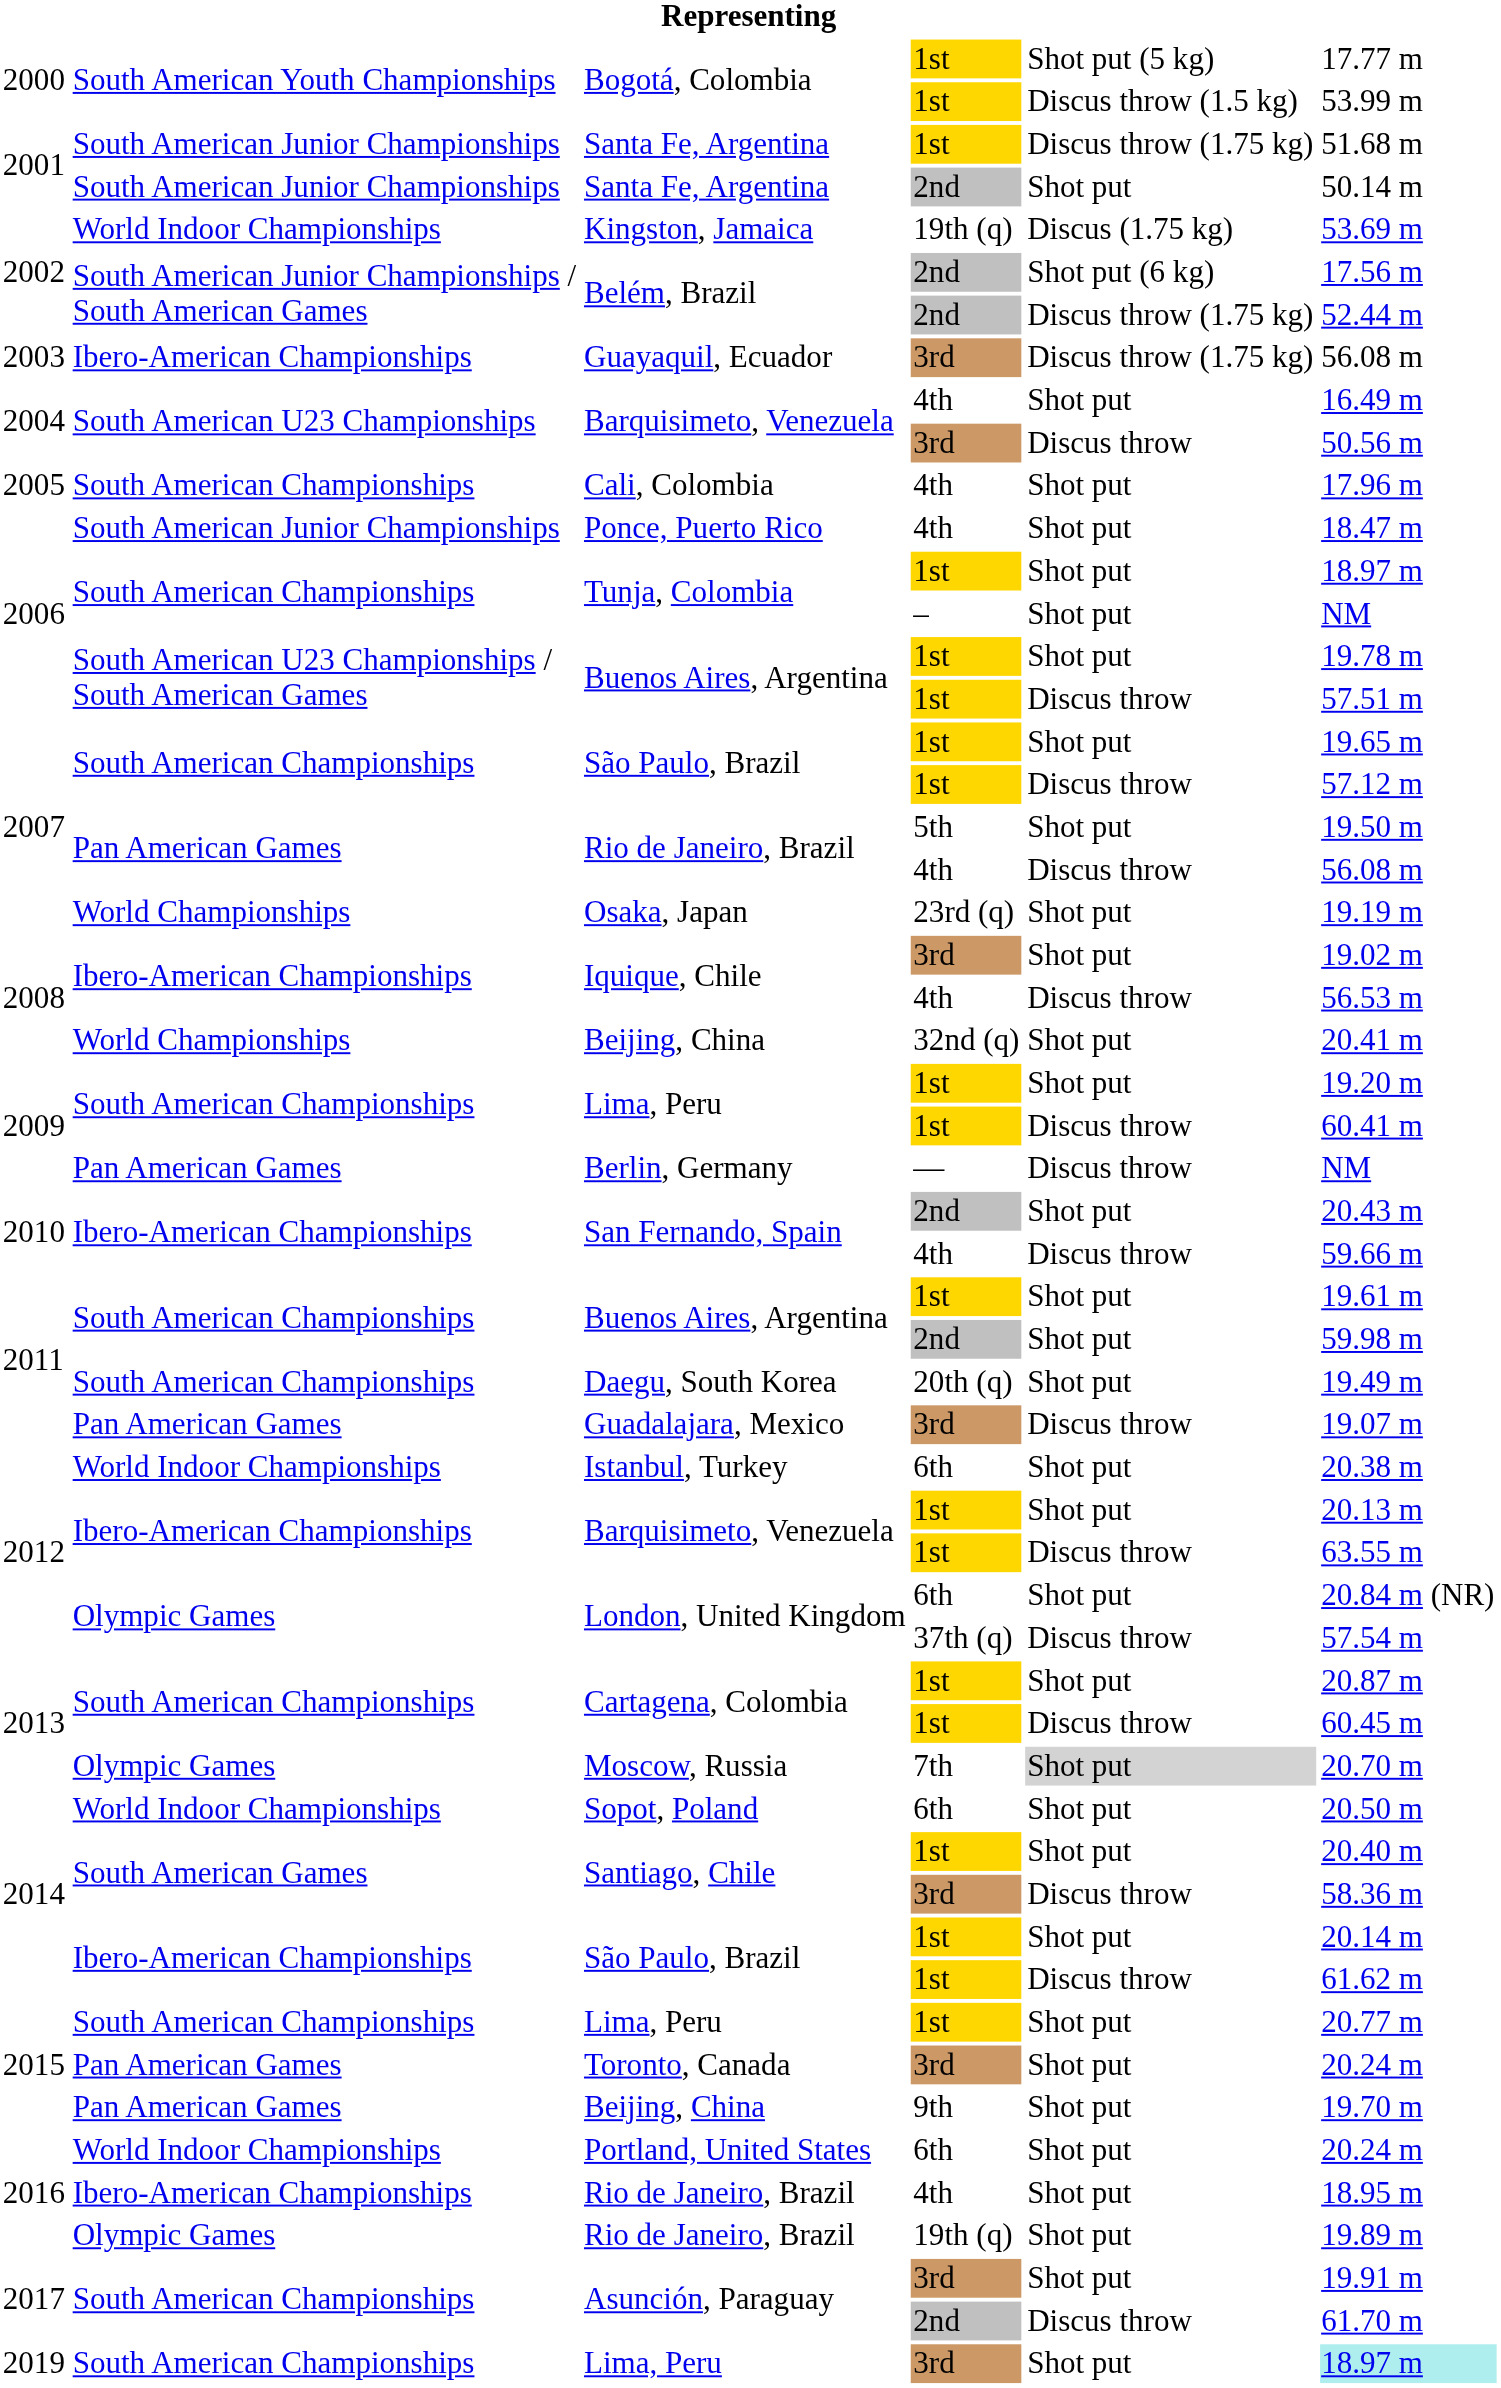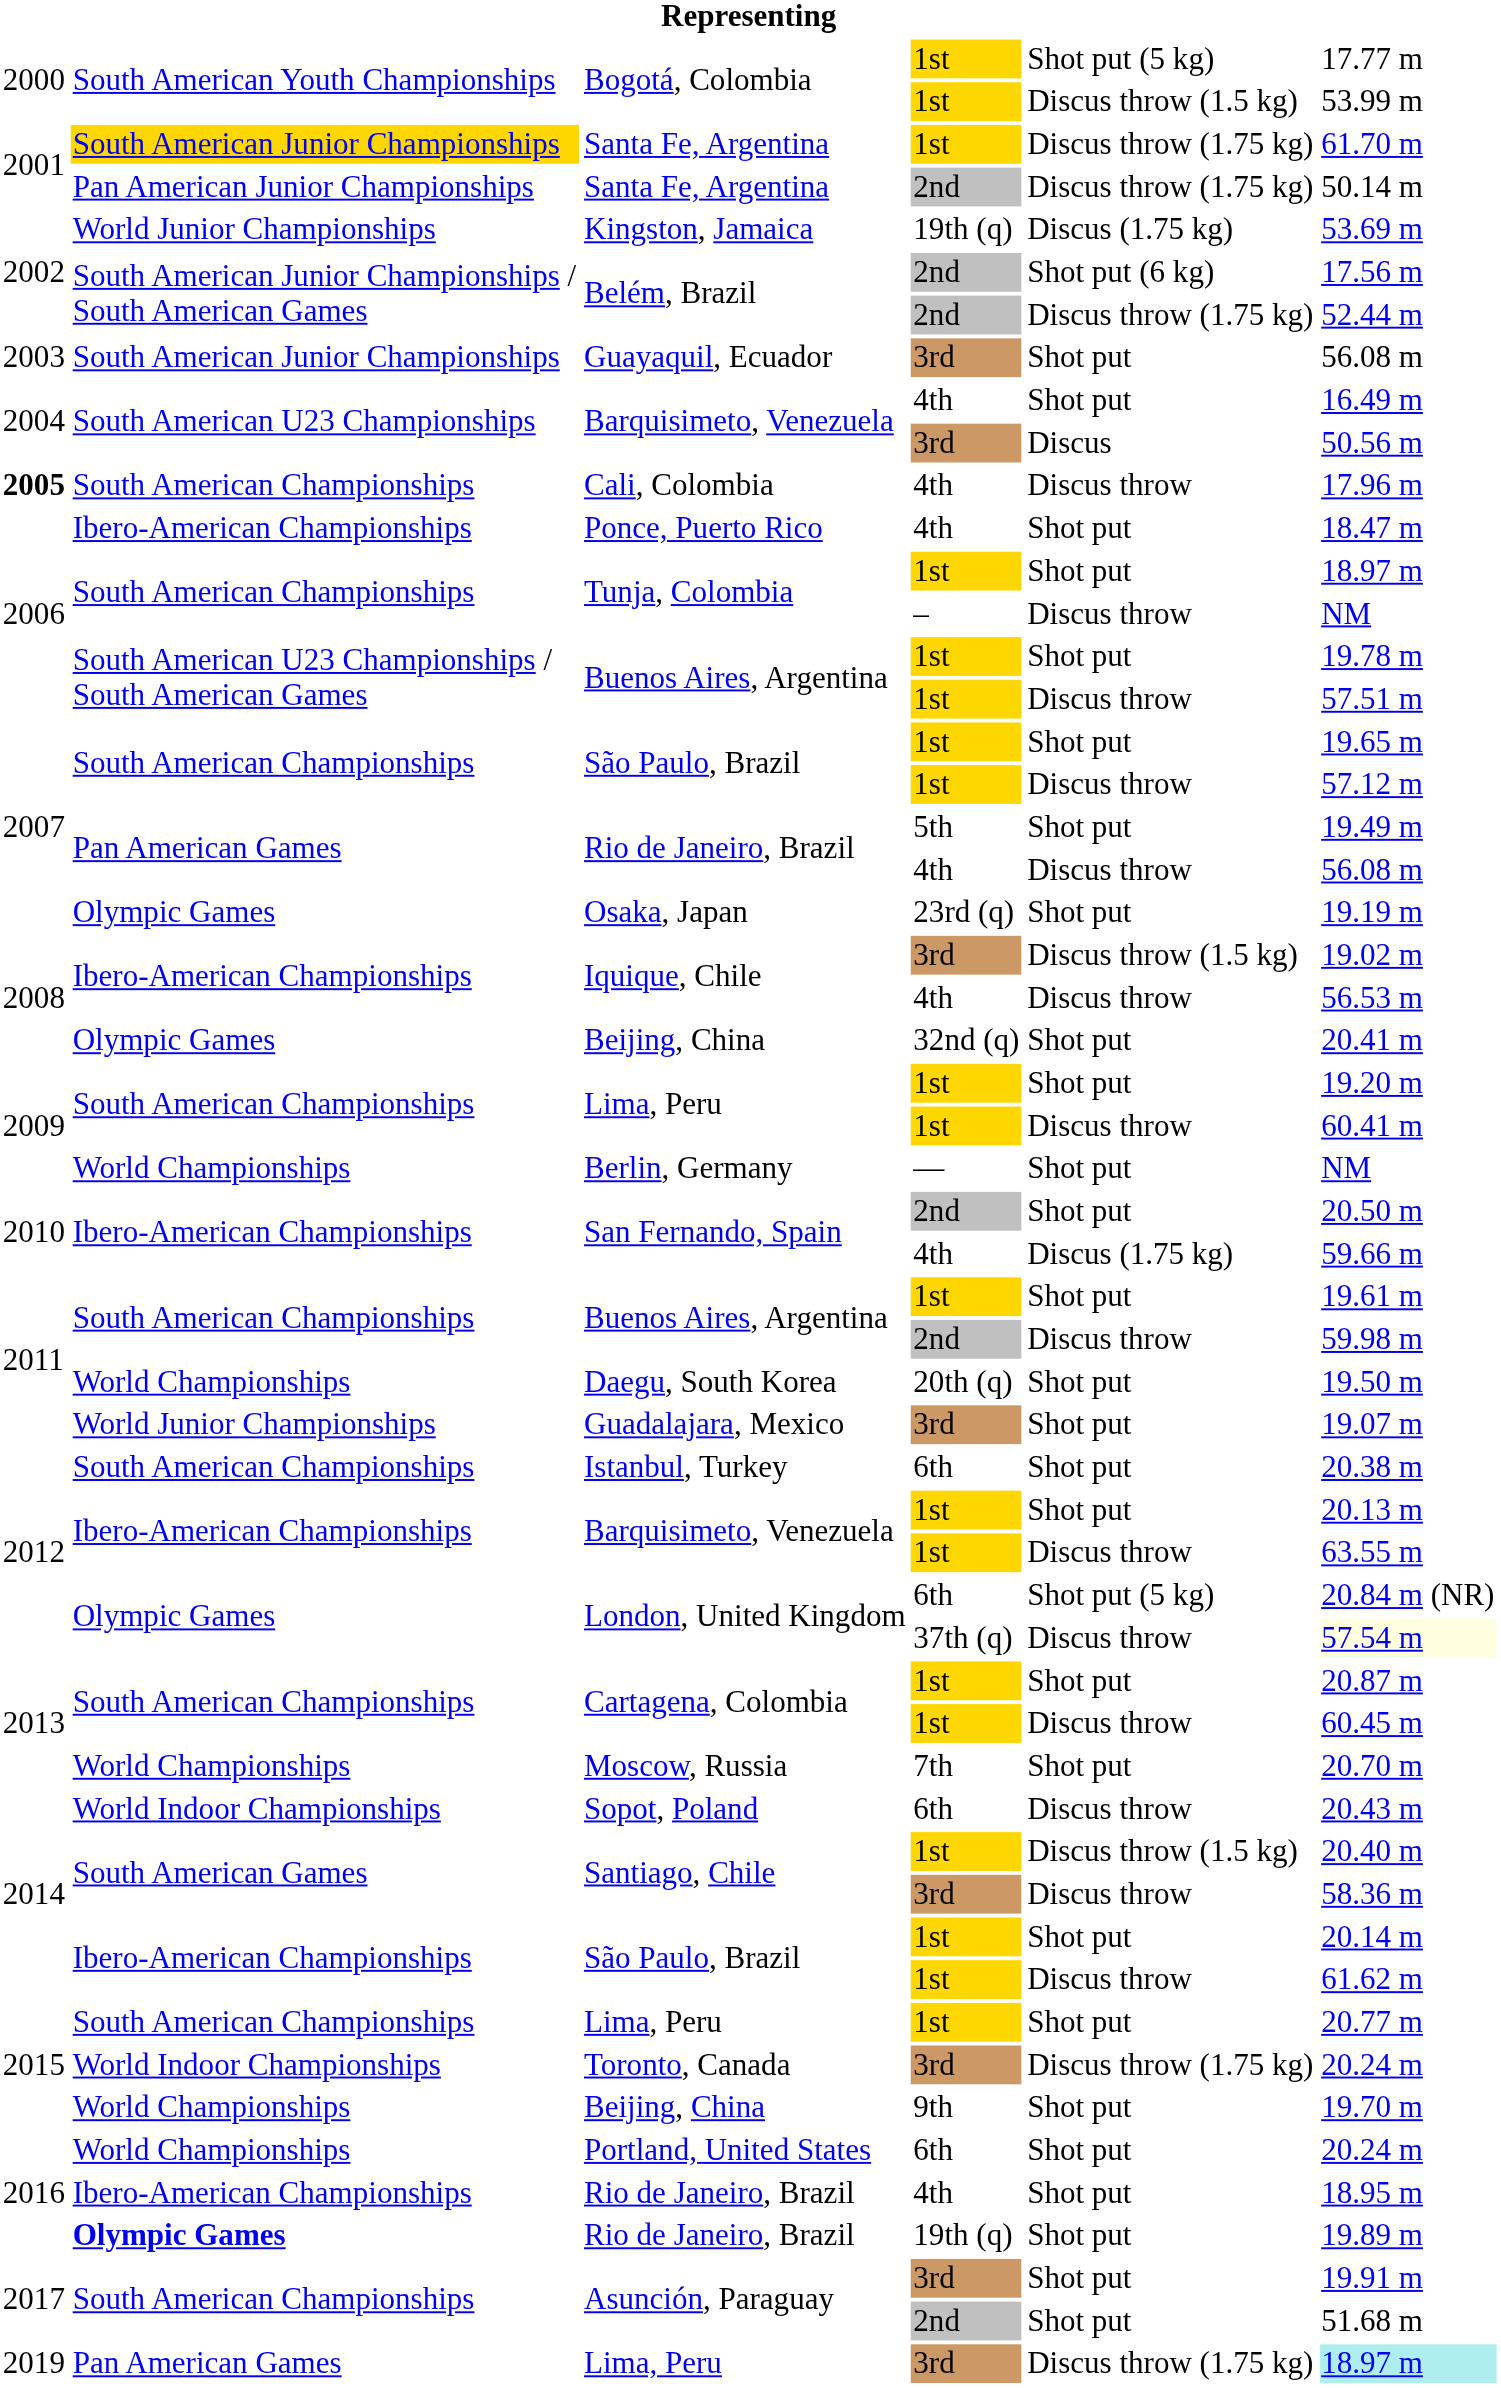(316, 143) no background -> (316, 143) gold background
(1372, 143) 51.68 m -> (1372, 143) 61.70 m
(316, 186) South American Junior Championships -> (303, 186) Pan American Junior Championships
(1079, 186) Shot put -> (1170, 186) Discus throw (1.75 kg)
(257, 229) World Indoor Championships -> (254, 229) World Junior Championships
(272, 357) Ibero-American Championships -> (316, 357) South American Junior Championships
(1170, 357) Discus throw (1.75 kg) -> (1079, 357) Shot put
(1109, 442) Discus throw -> (1069, 442) Discus
(34, 485) normal -> (34, 485) bold
(1079, 485) Shot put -> (1109, 485) Discus throw
(316, 527) South American Junior Championships -> (272, 527) Ibero-American Championships
(1079, 613) Shot put -> (1109, 613) Discus throw
(1372, 826) 19.50 m -> (1372, 826) 19.49 m
(212, 912) World Championships -> (174, 912) Olympic Games
(1079, 954) Shot put -> (1163, 954) Discus throw (1.5 kg)
(212, 1040) World Championships -> (174, 1040) Olympic Games
(207, 1168) Pan American Games -> (212, 1168) World Championships
(1109, 1168) Discus throw -> (1079, 1168) Shot put
(1372, 1210) 20.43 m -> (1372, 1210) 20.50 m
(1109, 1253) Discus throw -> (1130, 1253) Discus (1.75 kg)
(1079, 1338) Shot put -> (1109, 1338) Discus throw
(274, 1381) South American Championships -> (212, 1381) World Championships
(1372, 1381) 19.49 m -> (1372, 1381) 19.50 m
(207, 1424) Pan American Games -> (254, 1424) World Junior Championships
(1109, 1424) Discus throw -> (1079, 1424) Shot put
(257, 1466) World Indoor Championships -> (274, 1466) South American Championships
(1079, 1594) Shot put -> (1121, 1594) Shot put (5 kg)
(1372, 1637) no background -> (1372, 1637) lightyellow background
(174, 1765) Olympic Games -> (212, 1765) World Championships
(1079, 1765) lightgrey background -> (1079, 1765) no background
(1079, 1808) Shot put -> (1109, 1808) Discus throw
(1372, 1808) 20.50 m -> (1372, 1808) 20.43 m
(1079, 1851) Shot put -> (1163, 1851) Discus throw (1.5 kg)
(207, 2064) Pan American Games -> (257, 2064) World Indoor Championships
(1079, 2064) Shot put -> (1170, 2064) Discus throw (1.75 kg)
(207, 2107) Pan American Games -> (212, 2107) World Championships
(257, 2149) World Indoor Championships -> (212, 2149) World Championships
(174, 2235) normal -> (179, 2235) bold
(1109, 2320) Discus throw -> (1079, 2320) Shot put
(1372, 2320) 61.70 m -> (1372, 2320) 51.68 m
(274, 2363) South American Championships -> (207, 2363) Pan American Games
(1079, 2363) Shot put -> (1170, 2363) Discus throw (1.75 kg)
